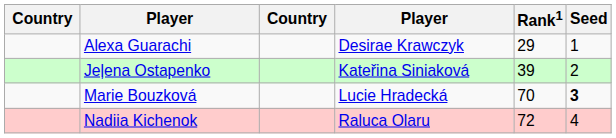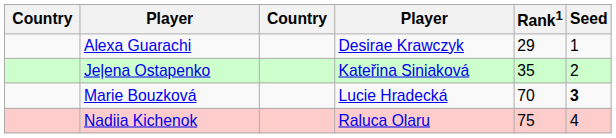(526, 70) 39 -> (526, 70) 35
(526, 120) 72 -> (526, 120) 75
